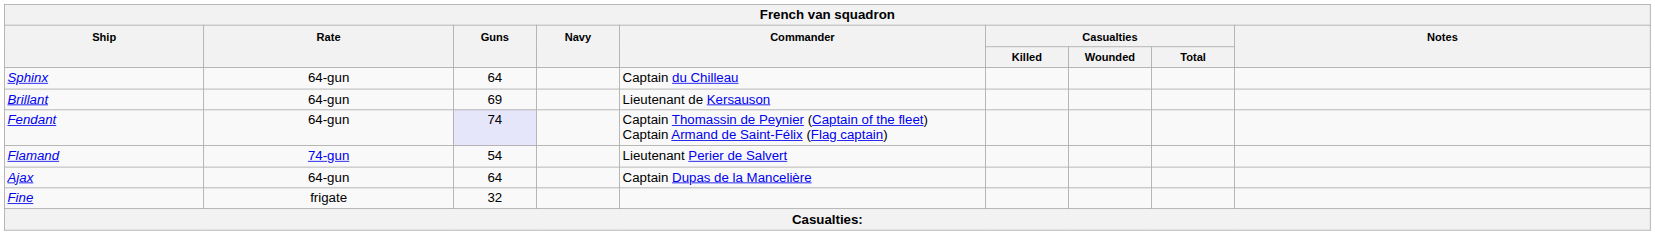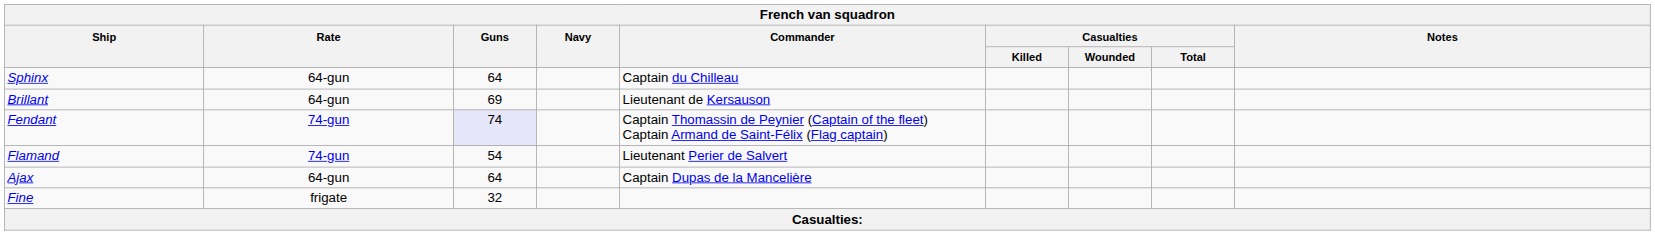(329, 120) 64-gun -> (329, 120) 74-gun
